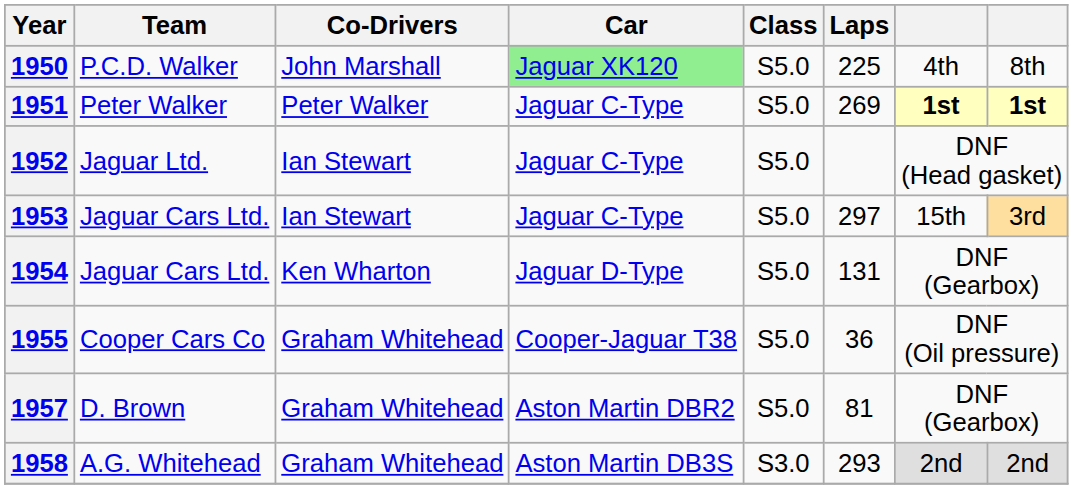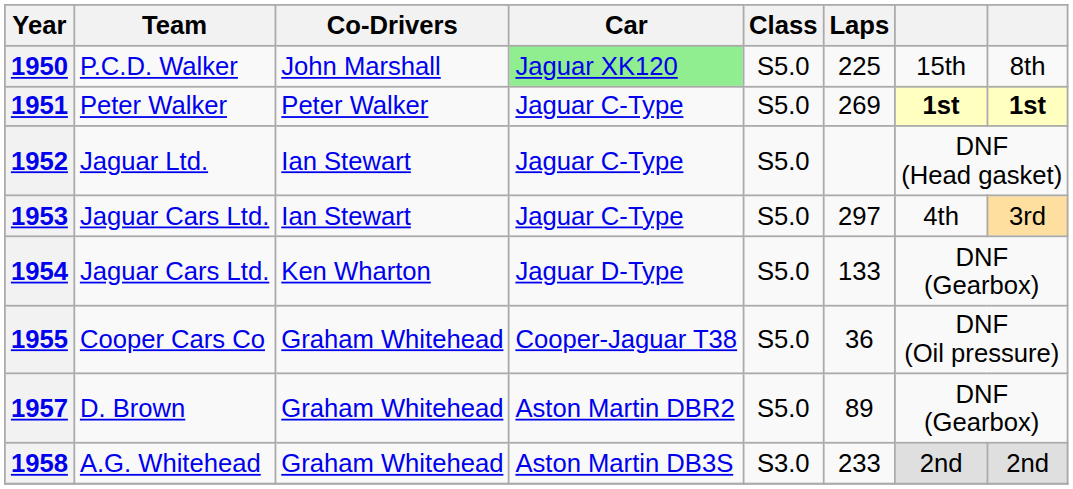(941, 66) 4th -> (941, 66) 15th
(941, 216) 15th -> (941, 216) 4th
(859, 271) 131 -> (859, 271) 133
(859, 409) 81 -> (859, 409) 89
(859, 463) 293 -> (859, 463) 233
